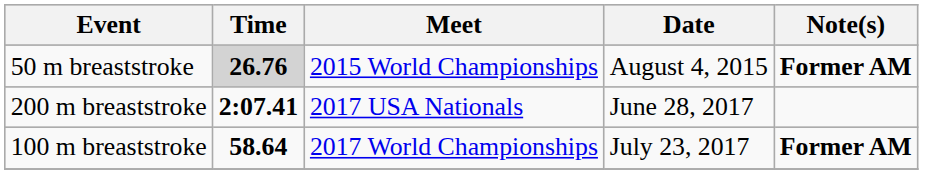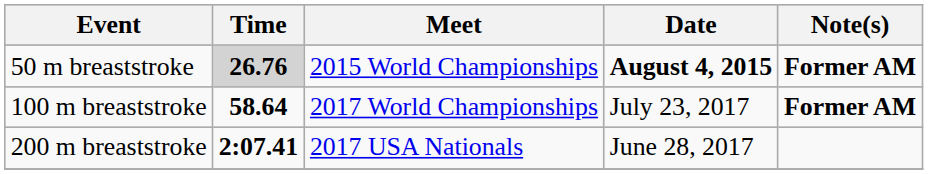(689, 65) normal -> (691, 65) bold
rows swapped: (109, 147) <-> (109, 106)
